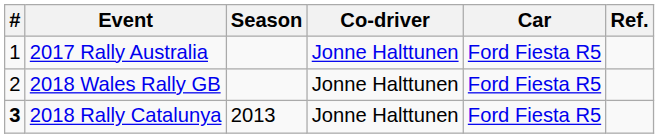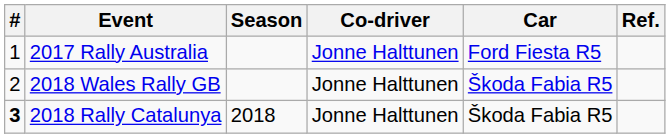(535, 84) Ford Fiesta R5 -> (540, 84) Škoda Fabia R5
(253, 116) 2013 -> (253, 116) 2018
(535, 116) Ford Fiesta R5 -> (540, 116) Škoda Fabia R5
